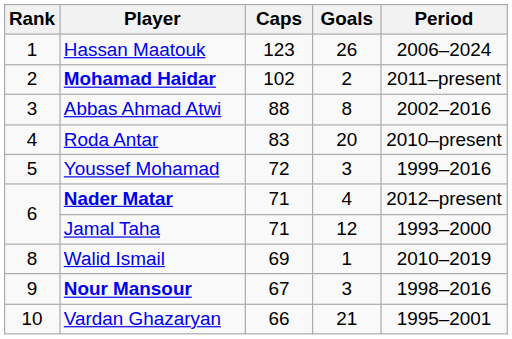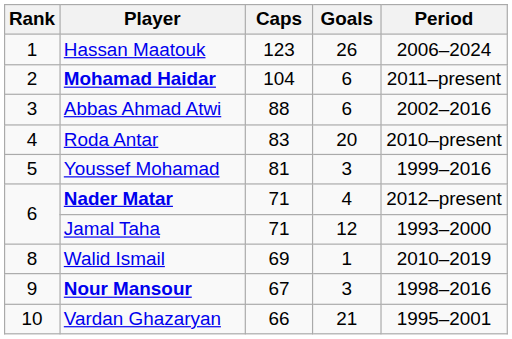(279, 79) 102 -> (279, 79) 104
(347, 79) 2 -> (347, 79) 6
(347, 109) 8 -> (347, 109) 6
(279, 169) 72 -> (279, 169) 81
